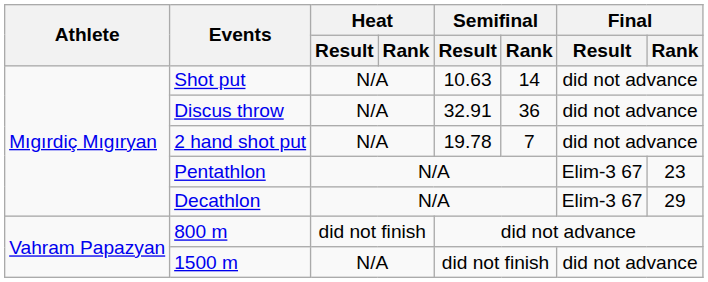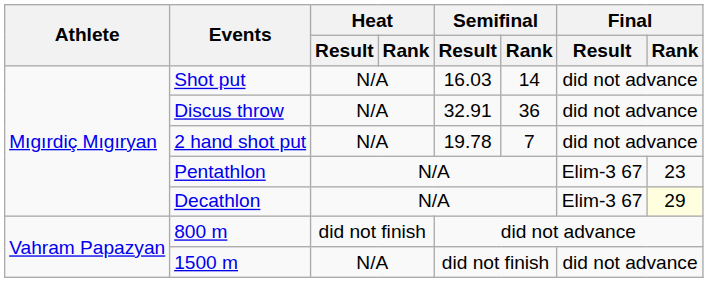(468, 81) 10.63 -> (468, 81) 16.03
(675, 202) no background -> (675, 202) lightyellow background
